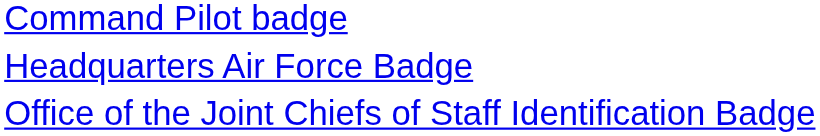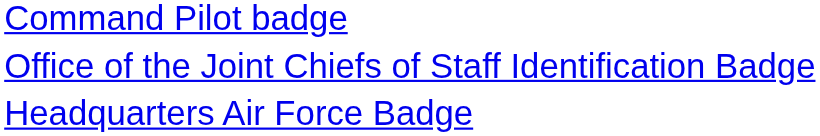rows swapped: (410, 113) <-> (239, 66)
